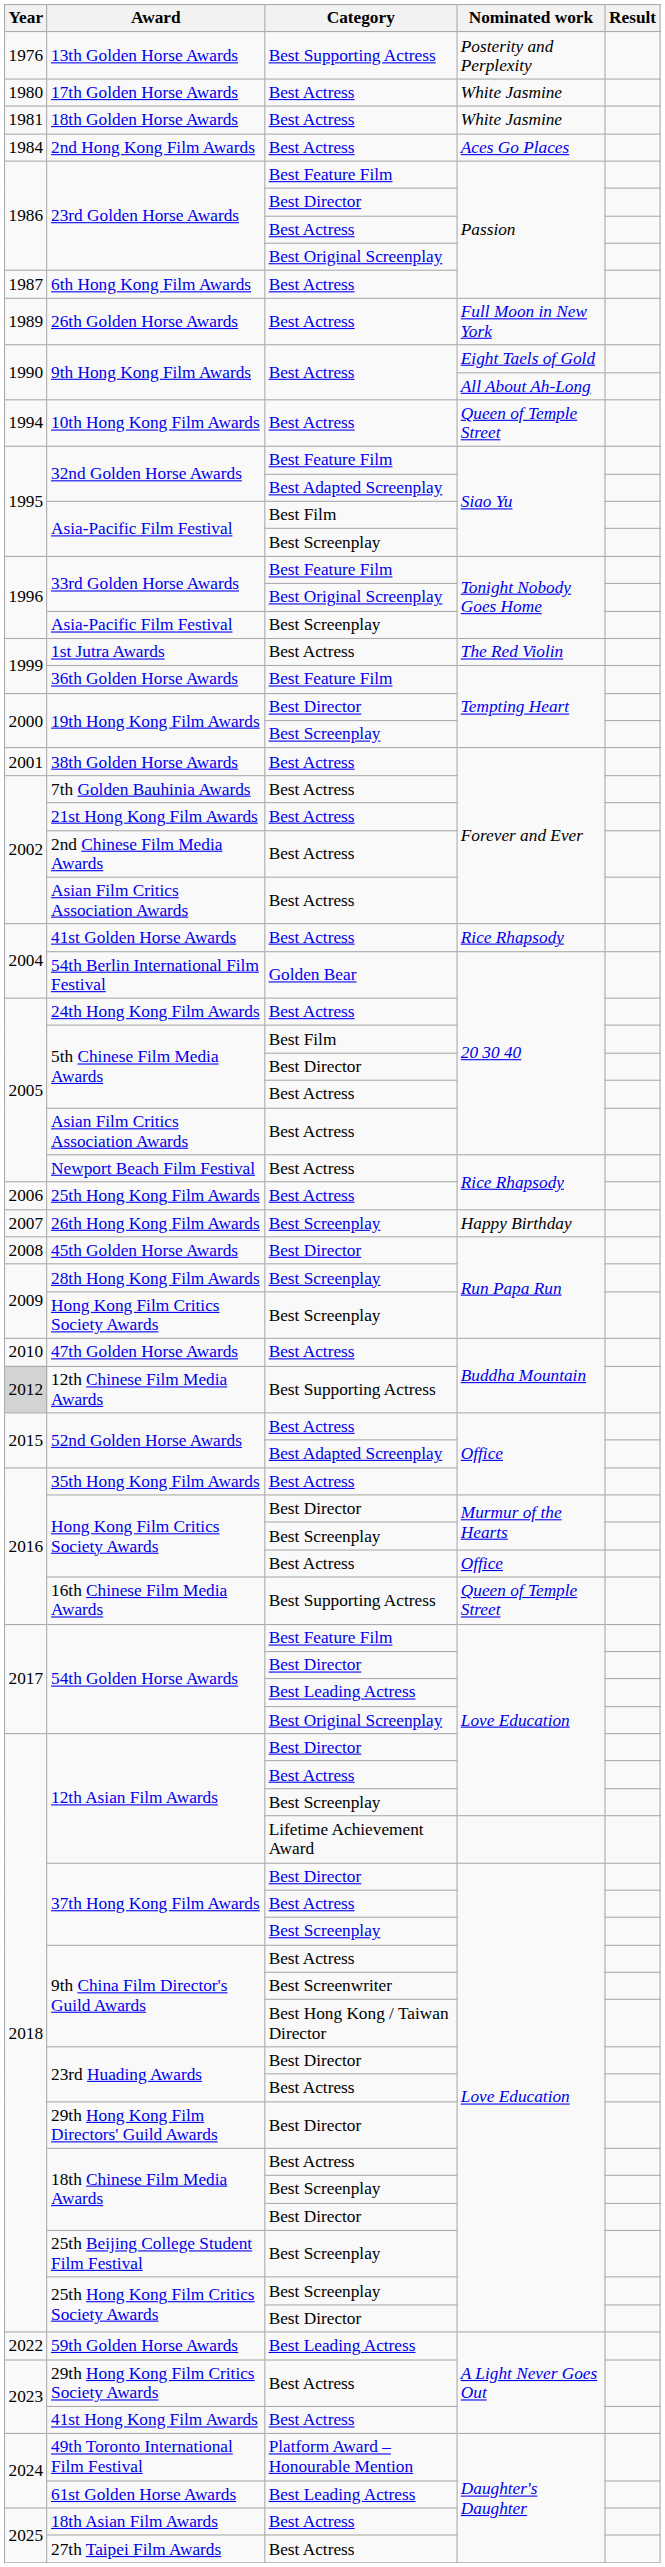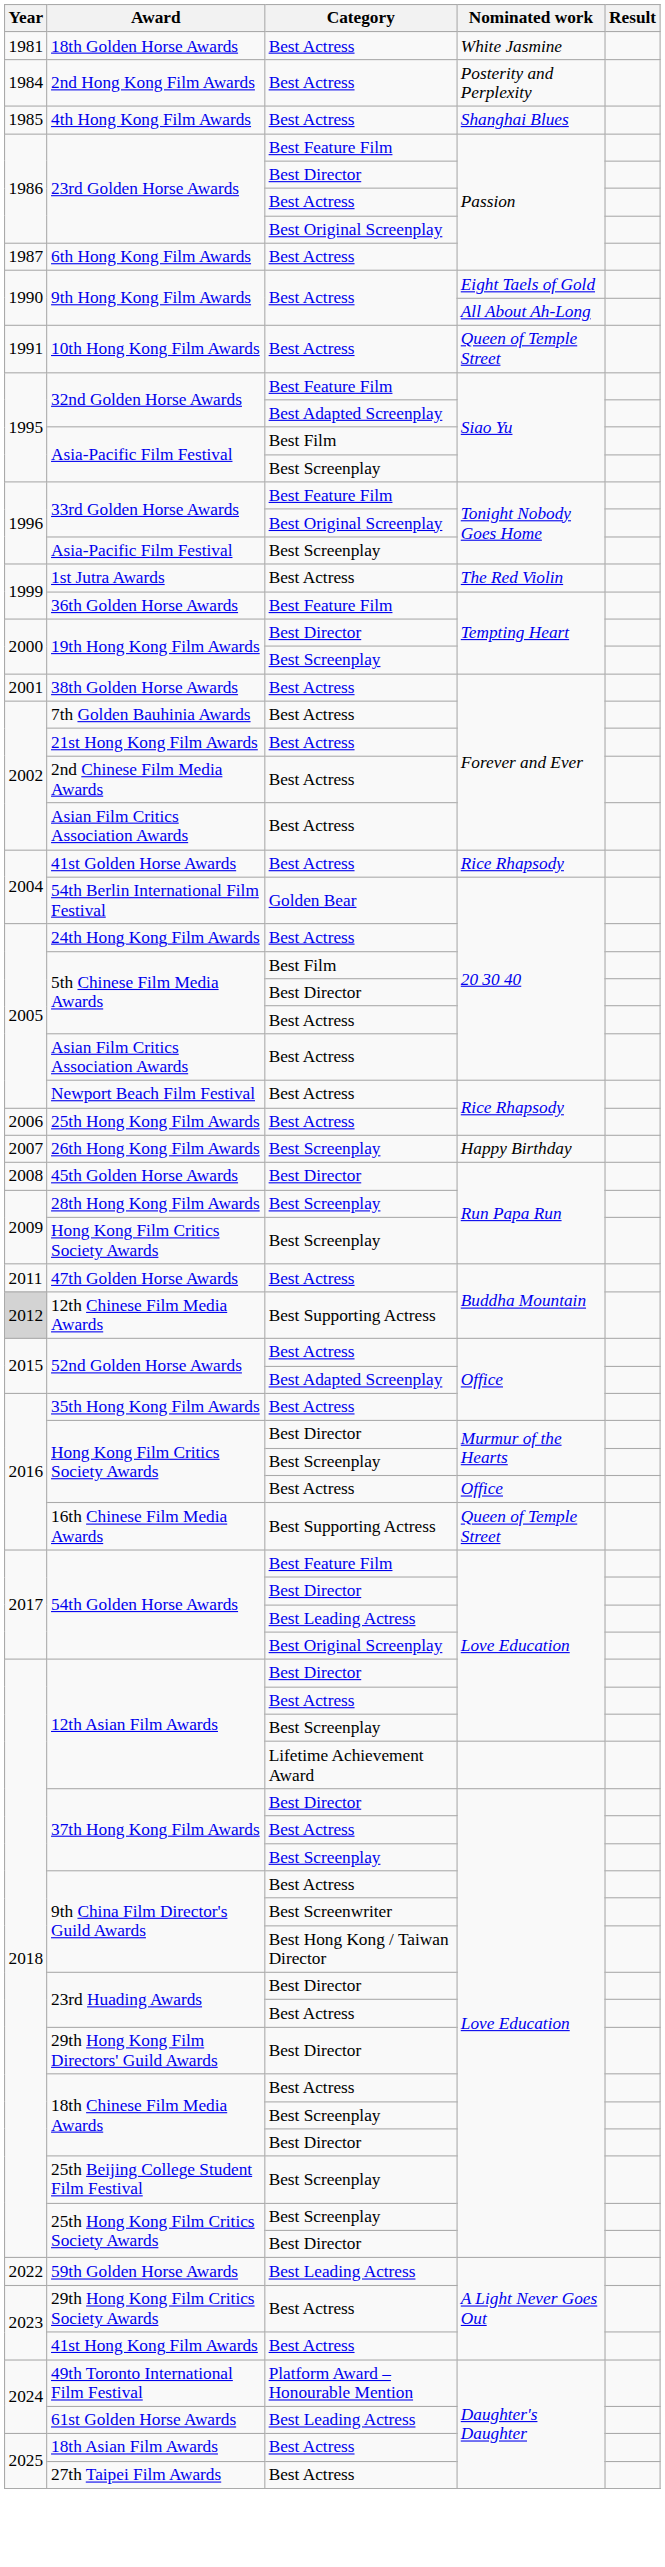- row: (145, 55)
- row: (145, 92)
(515, 147) Aces Go Places -> (507, 82) Posterity and Perplexity
+ row: (151, 119)
- row: (145, 321)
(26, 423) 1994 -> (26, 348) 1991
(26, 1352) 2010 -> (25, 1277) 2011
